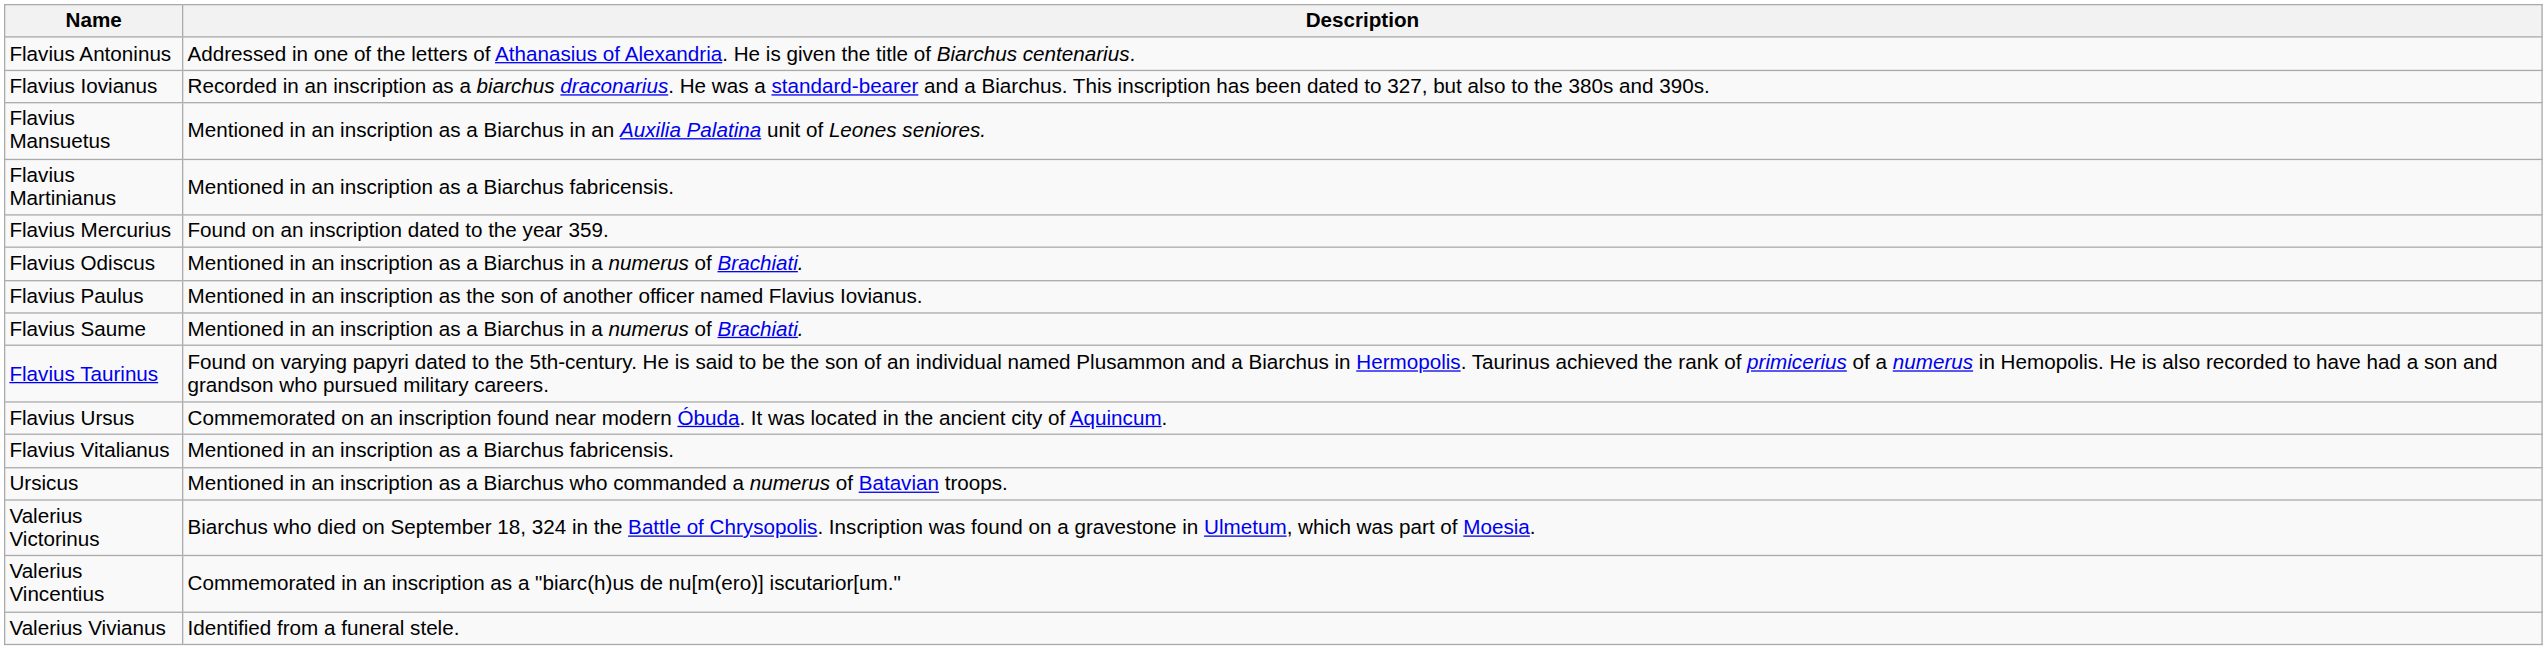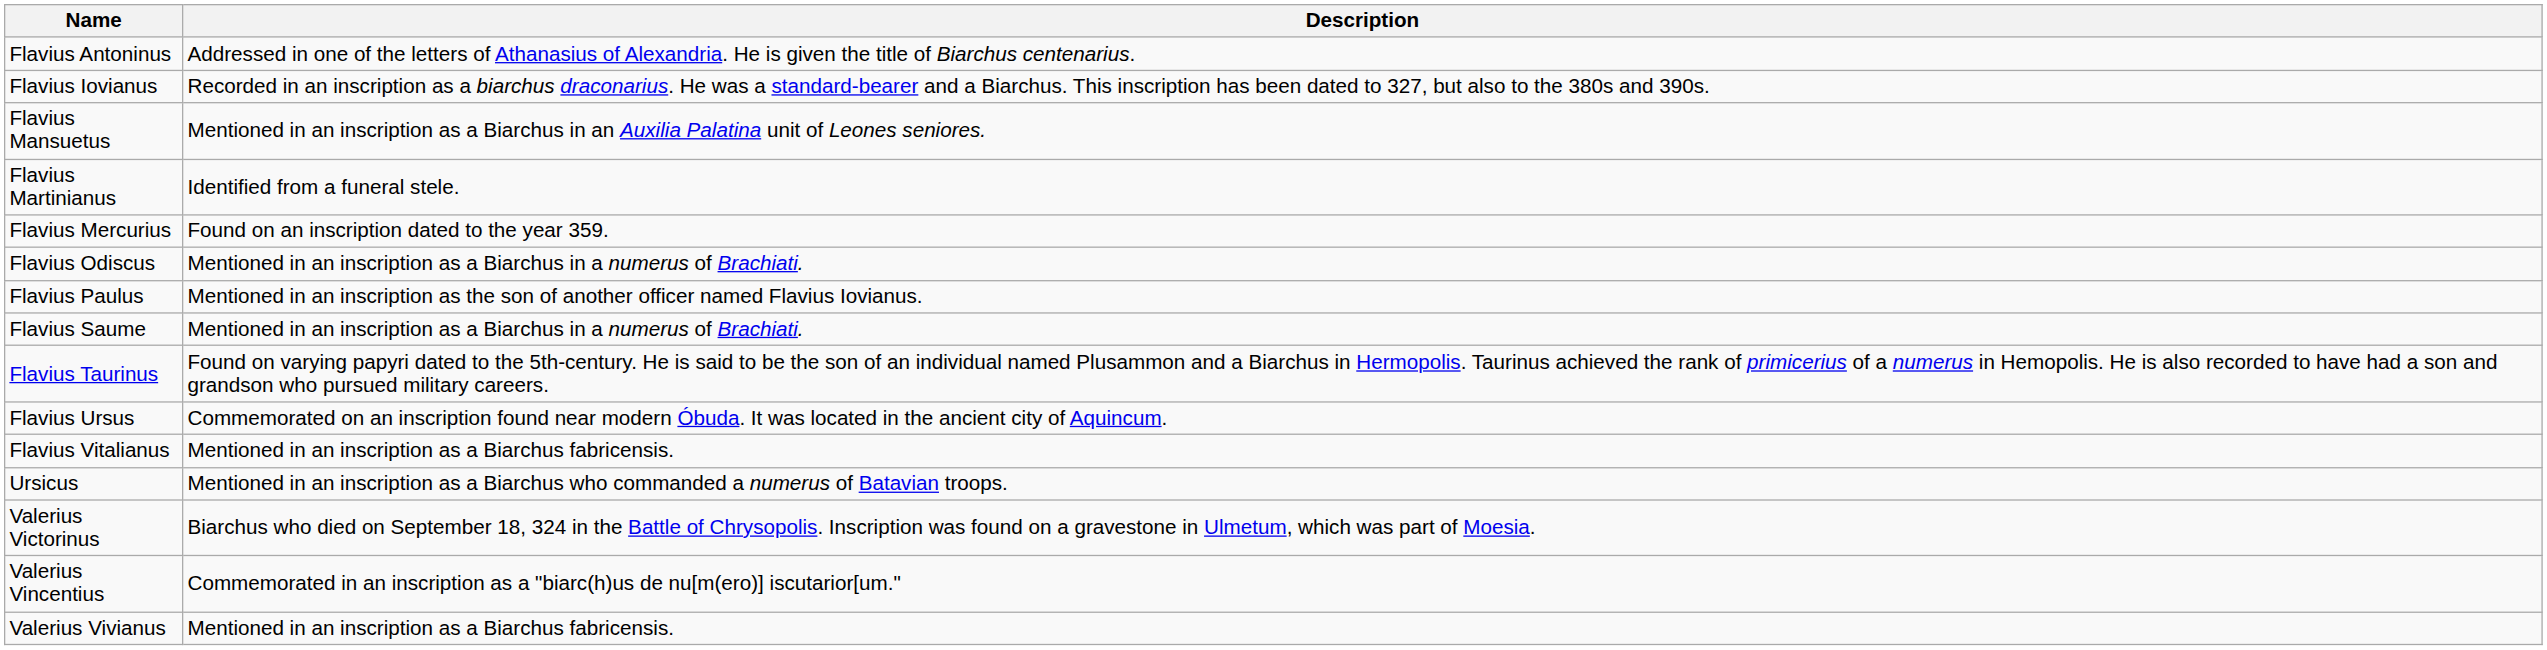(431, 186) Mentioned in an inscription as a Biarchus fabricensis. -> (323, 186) Identified from a funeral stele.
(323, 627) Identified from a funeral stele. -> (431, 627) Mentioned in an inscription as a Biarchus fabricensis.
